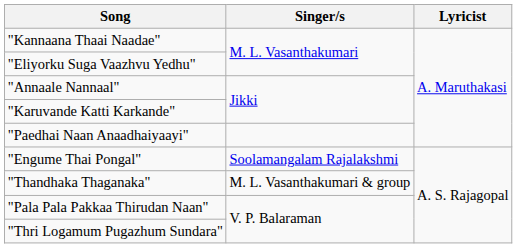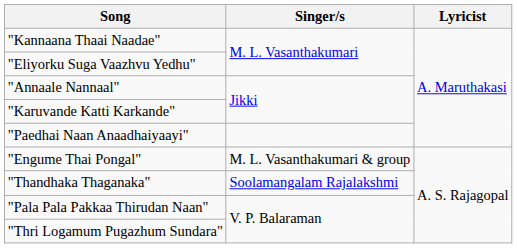(314, 159) Soolamangalam Rajalakshmi -> (320, 159) M. L. Vasanthakumari & group
(320, 183) M. L. Vasanthakumari & group -> (314, 183) Soolamangalam Rajalakshmi
